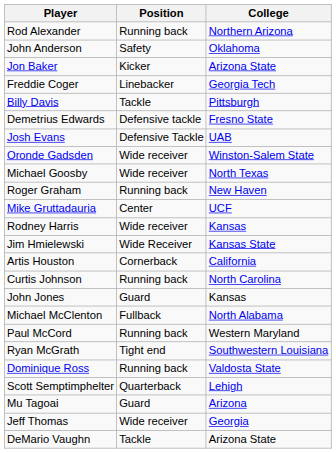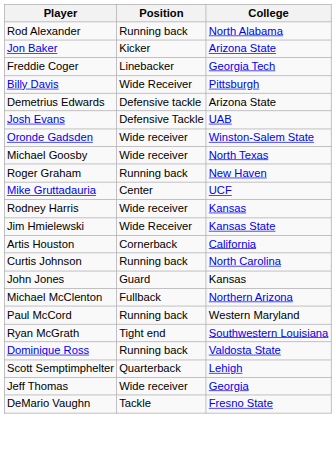(251, 31) Northern Arizona -> (246, 31) North Alabama
- row: (44, 48)
(135, 102) Tackle -> (156, 84) Wide Receiver
(241, 119) Fresno State -> (242, 102) Arizona State
(246, 315) North Alabama -> (251, 297) Northern Arizona
- row: (33, 404)
(242, 439) Arizona State -> (241, 404) Fresno State
